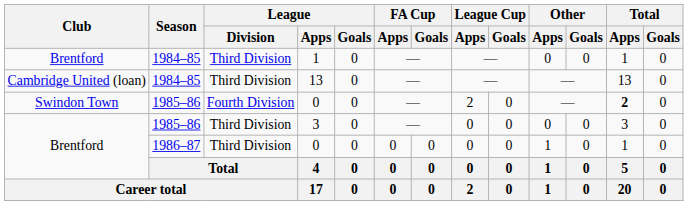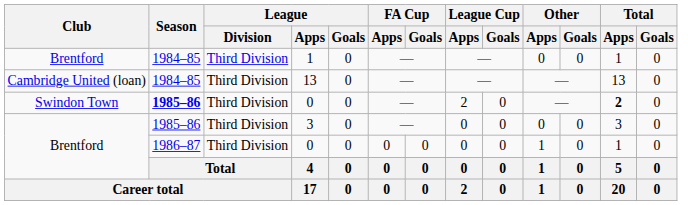(176, 102) normal -> (176, 102) bold
(251, 102) Fourth Division -> (247, 102) Third Division
